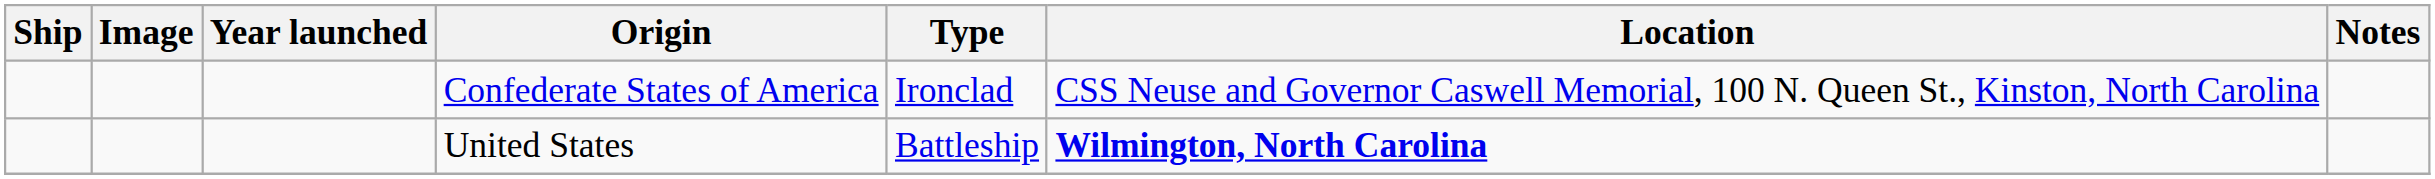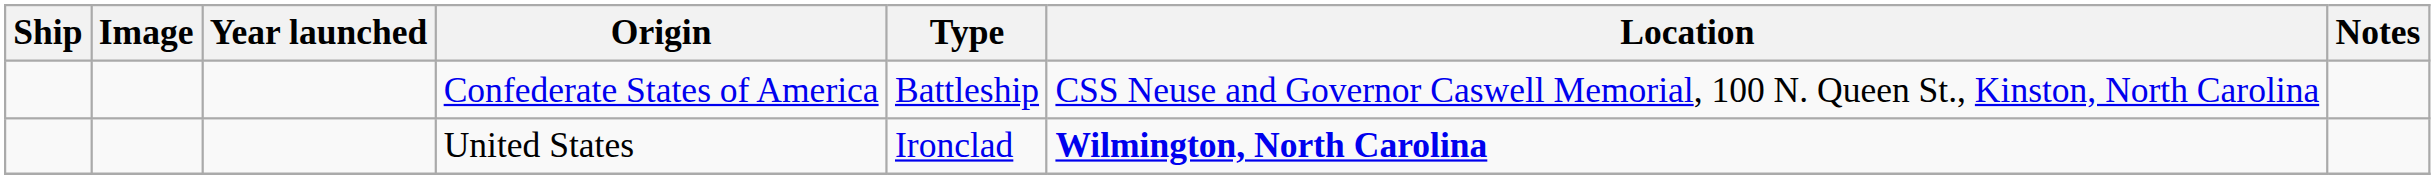(954, 88) Ironclad -> (967, 88) Battleship
(967, 145) Battleship -> (954, 145) Ironclad
